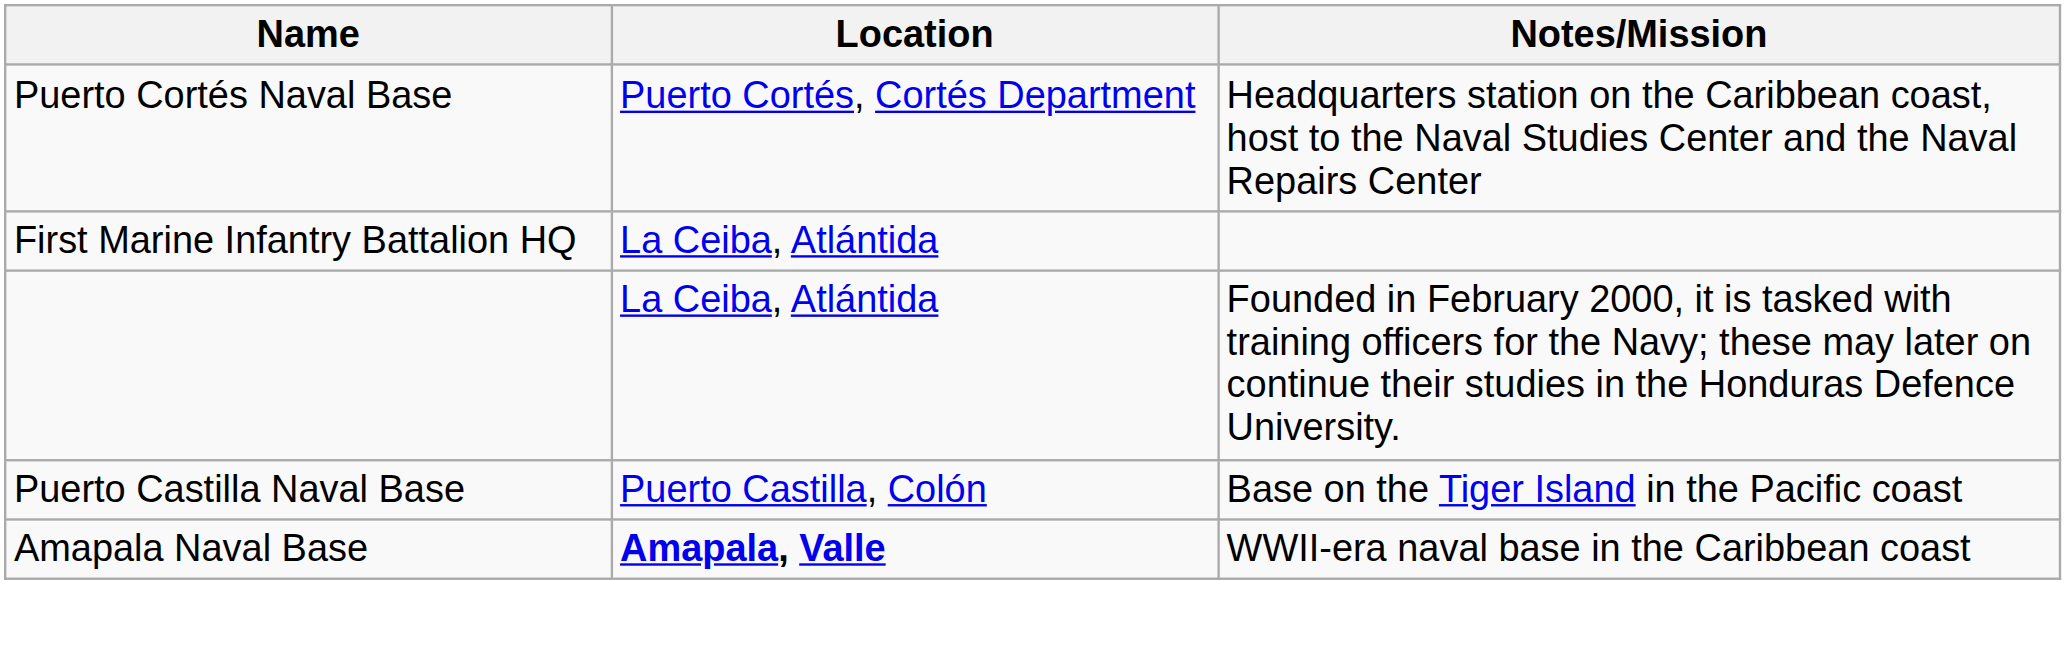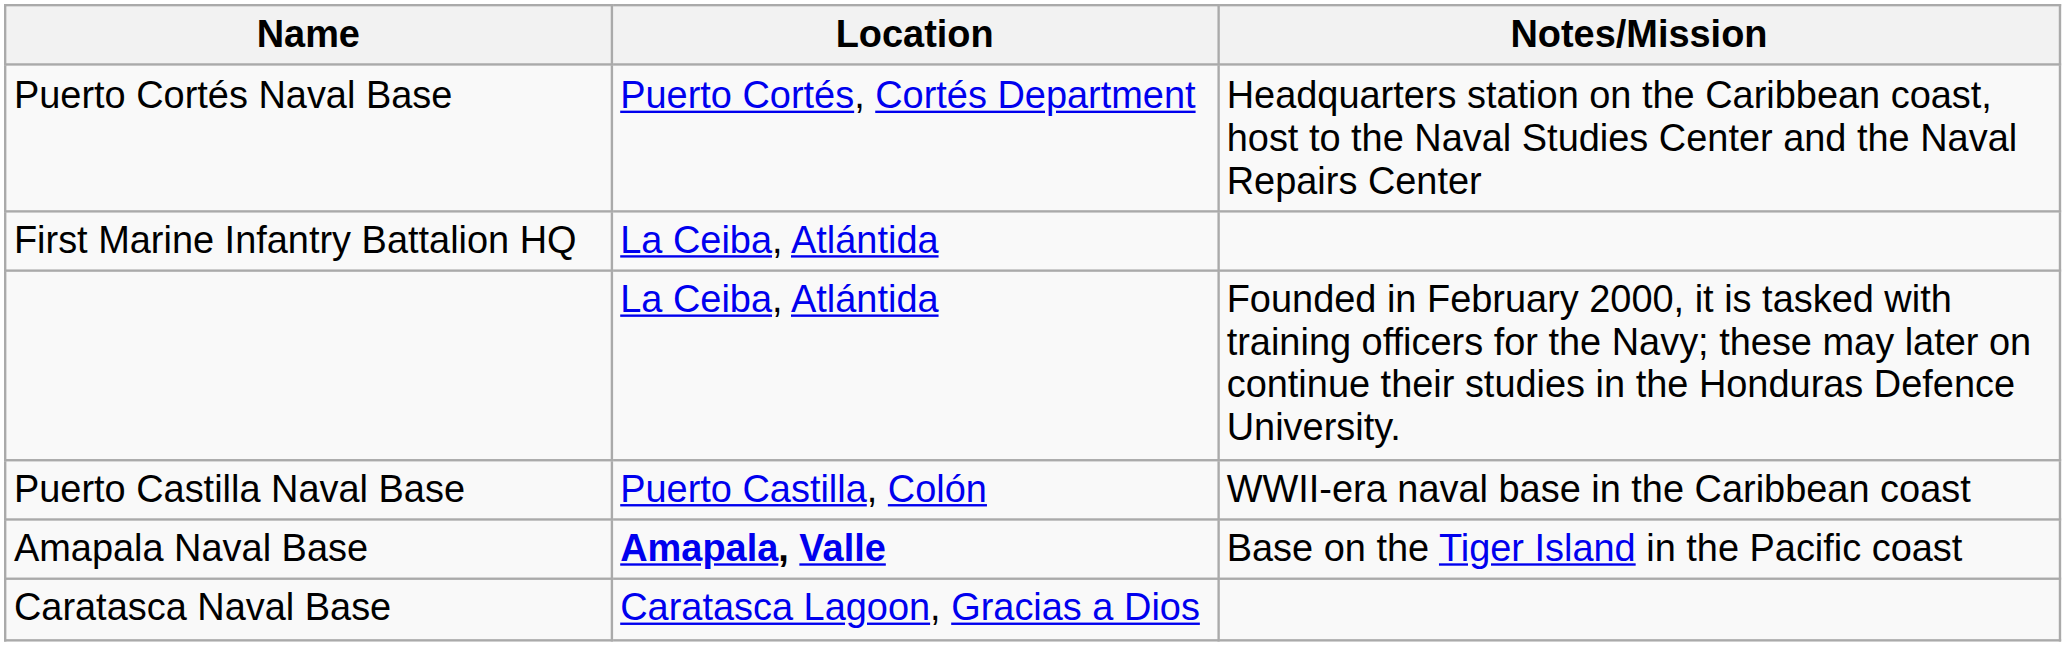(1594, 488) Base on the Tiger Island in the Pacific coast -> (1599, 488) WWII-era naval base in the Caribbean coast
(1599, 548) WWII-era naval base in the Caribbean coast -> (1595, 548) Base on the Tiger Island in the Pacific coast
+ row: (203, 608)
